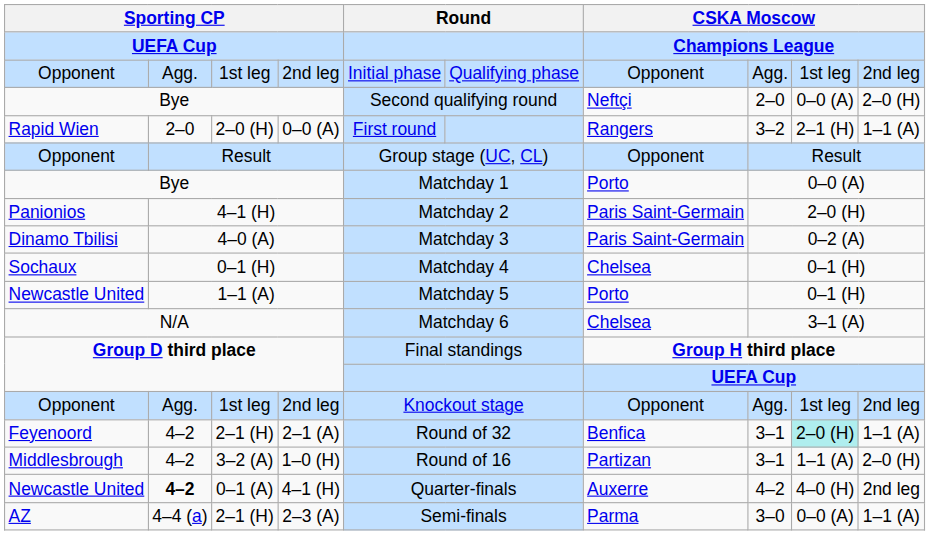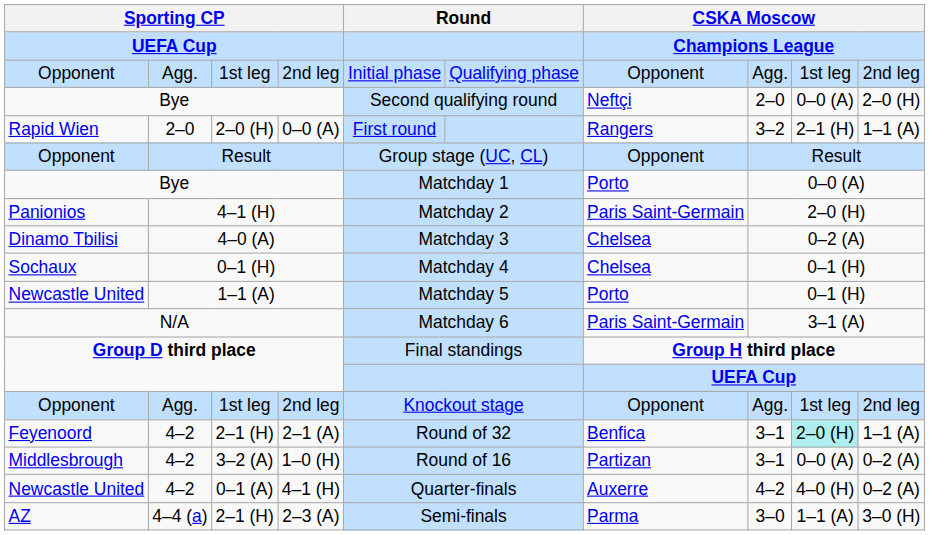(666, 239) Paris Saint-Germain -> (619, 239) Chelsea
(619, 322) Chelsea -> (666, 322) Paris Saint-Germain
(825, 460) 1–1 (A) -> (825, 460) 0–0 (A)
(891, 460) 2–0 (H) -> (891, 460) 0–2 (A)
(180, 488) bold -> (180, 488) normal
(891, 488) 2nd leg -> (891, 488) 0–2 (A)
(825, 516) 0–0 (A) -> (825, 516) 1–1 (A)
(891, 516) 1–1 (A) -> (891, 516) 3–0 (H)
